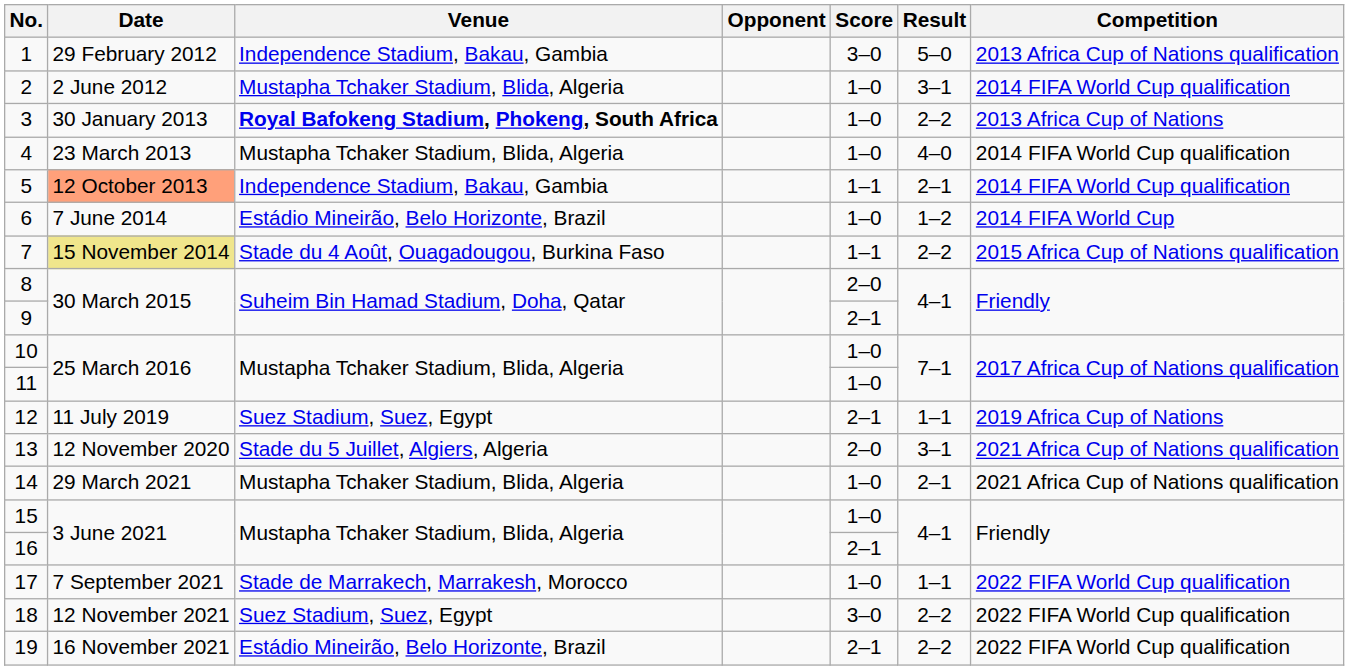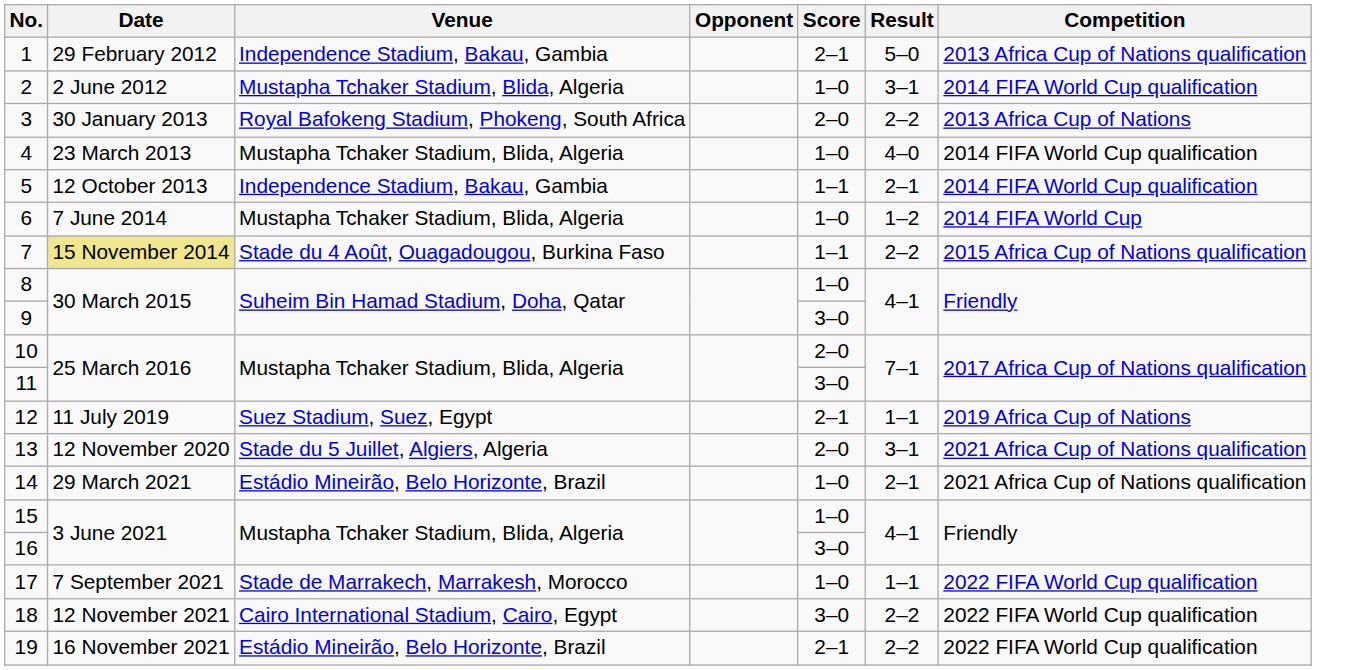(864, 53) 3–0 -> (832, 53) 2–1
(478, 119) bold -> (462, 119) normal
(864, 119) 1–0 -> (832, 119) 2–0
(130, 185) lightsalmon background -> (130, 185) no background
(422, 218) Estádio Mineirão, Belo Horizonte, Brazil -> (431, 218) Mustapha Tchaker Stadium, Blida, Algeria
(864, 284) 2–0 -> (832, 284) 1–0
(864, 317) 2–1 -> (832, 317) 3–0
(864, 350) 1–0 -> (832, 350) 2–0
(864, 383) 1–0 -> (832, 383) 3–0
(431, 482) Mustapha Tchaker Stadium, Blida, Algeria -> (422, 482) Estádio Mineirão, Belo Horizonte, Brazil
(864, 548) 2–1 -> (832, 548) 3–0
(366, 614) Suez Stadium, Suez, Egypt -> (428, 614) Cairo International Stadium, Cairo, Egypt
